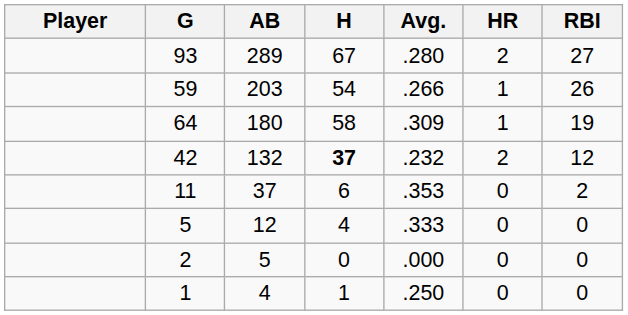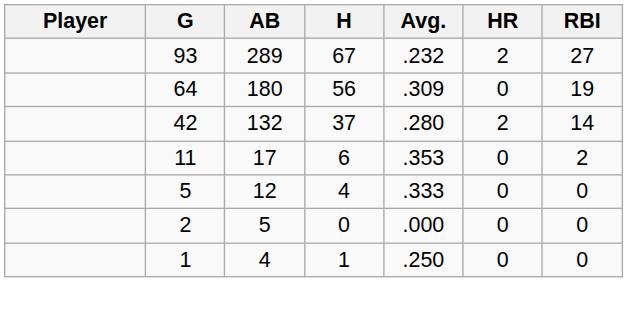(423, 55) .280 -> (423, 55) .232
- row: (185, 89)
(344, 123) 58 -> (344, 89) 56
(503, 123) 1 -> (503, 89) 0
(344, 157) bold -> (344, 123) normal
(423, 157) .232 -> (423, 123) .280
(582, 157) 12 -> (582, 123) 14
(265, 191) 37 -> (265, 157) 17
